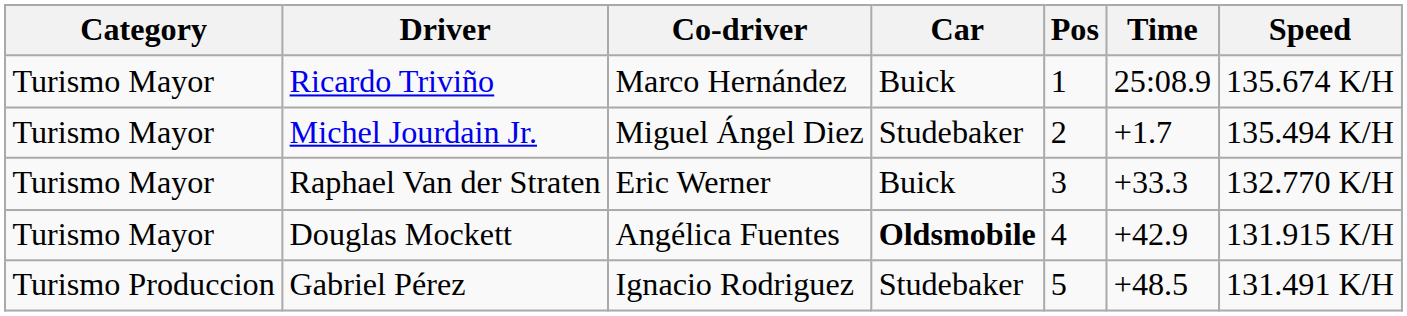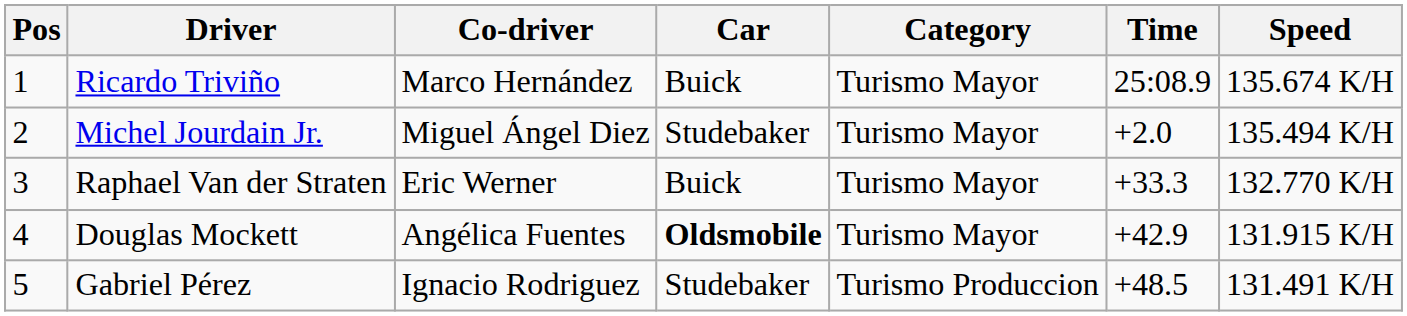columns swapped: (1075, 30) <-> (144, 30)
(1143, 132) +1.7 -> (1143, 132) +2.0
